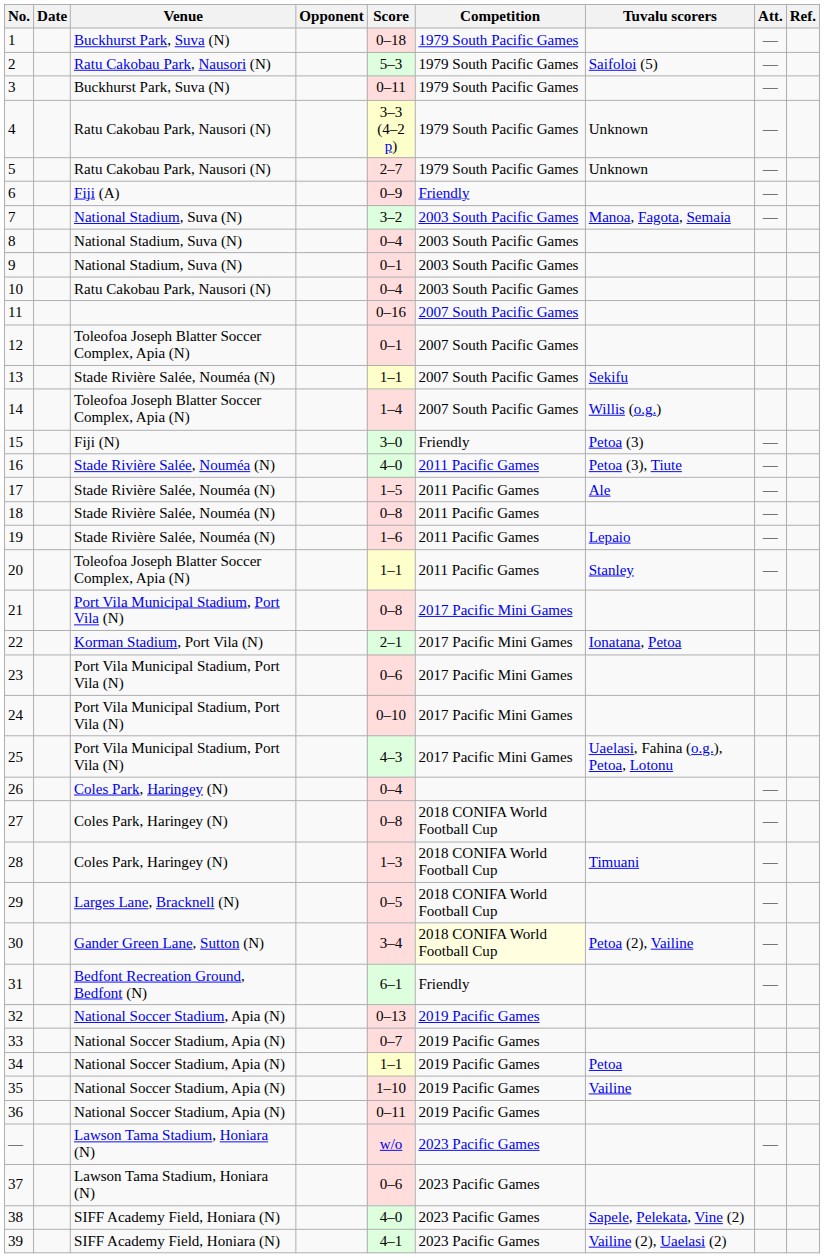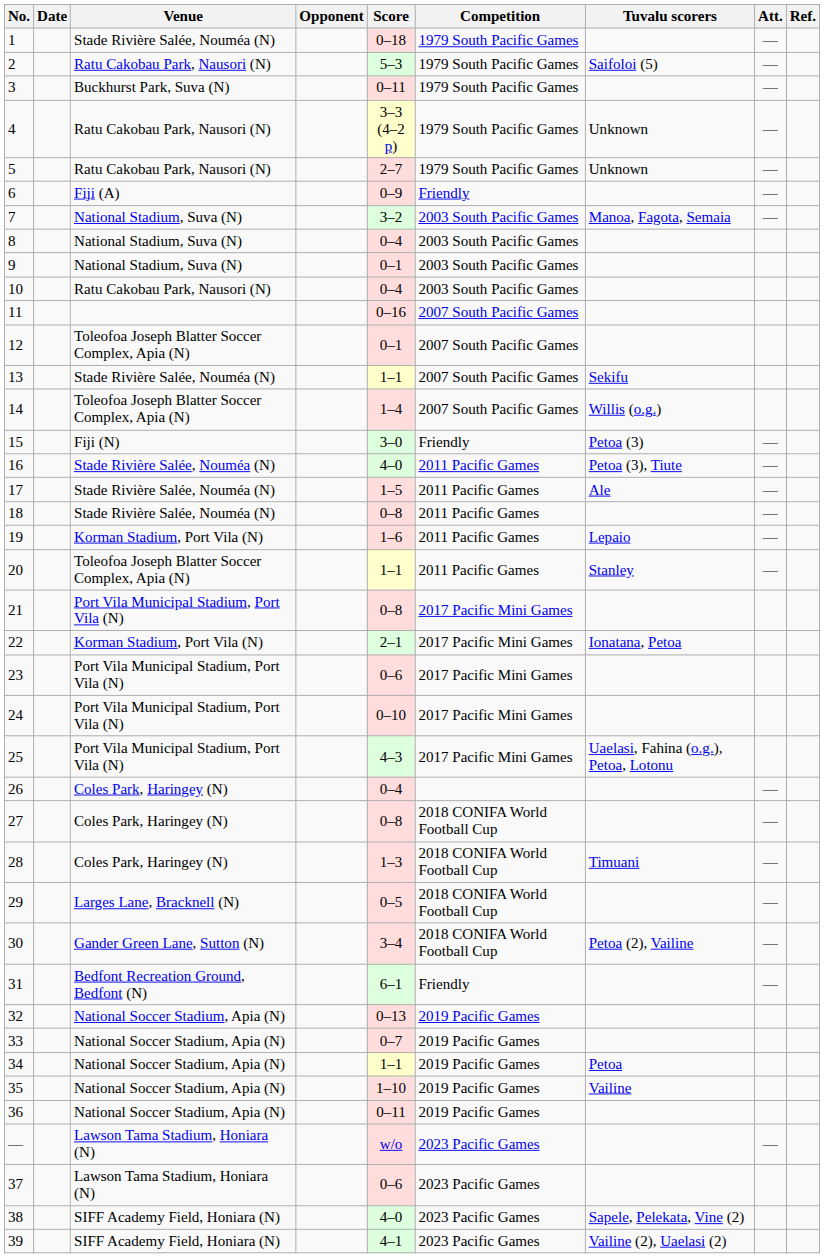(152, 40) Buckhurst Park, Suva (N) -> (174, 40) Stade Rivière Salée, Nouméa (N)
(174, 537) Stade Rivière Salée, Nouméa (N) -> (168, 537) Korman Stadium, Port Vila (N)
(483, 943) lightyellow background -> (483, 943) no background
